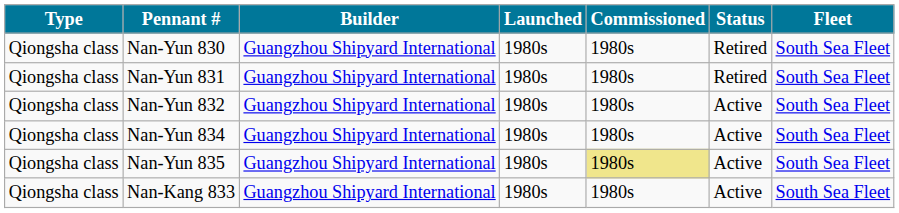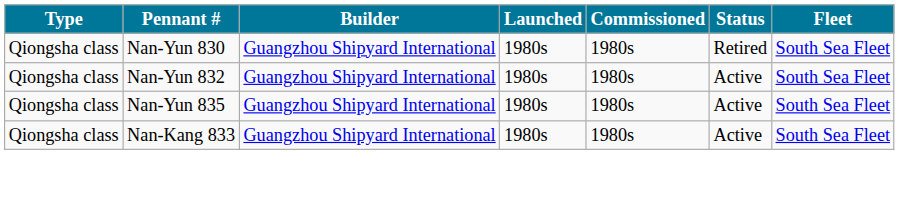- row: (176, 76)
- row: (176, 134)
(612, 163) khaki background -> (612, 105) no background
